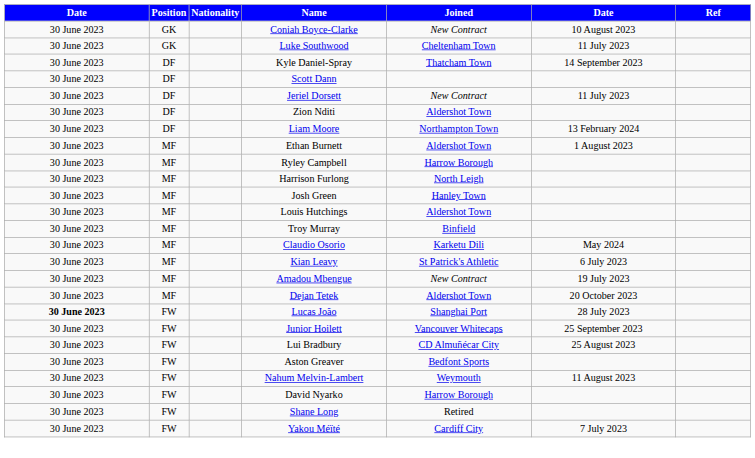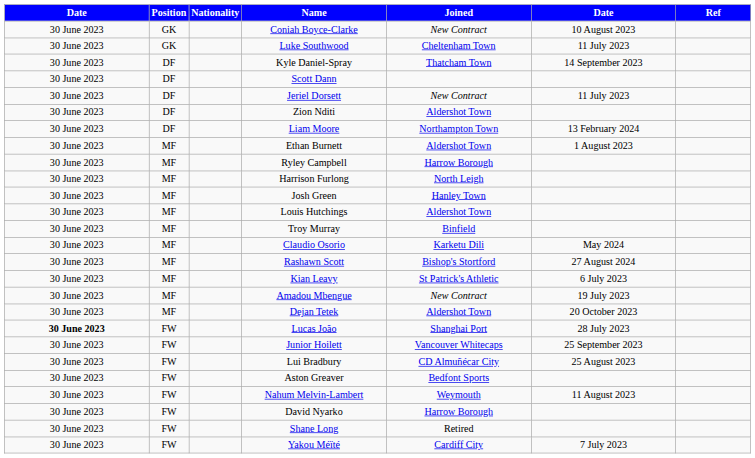+ row: (314, 262)
